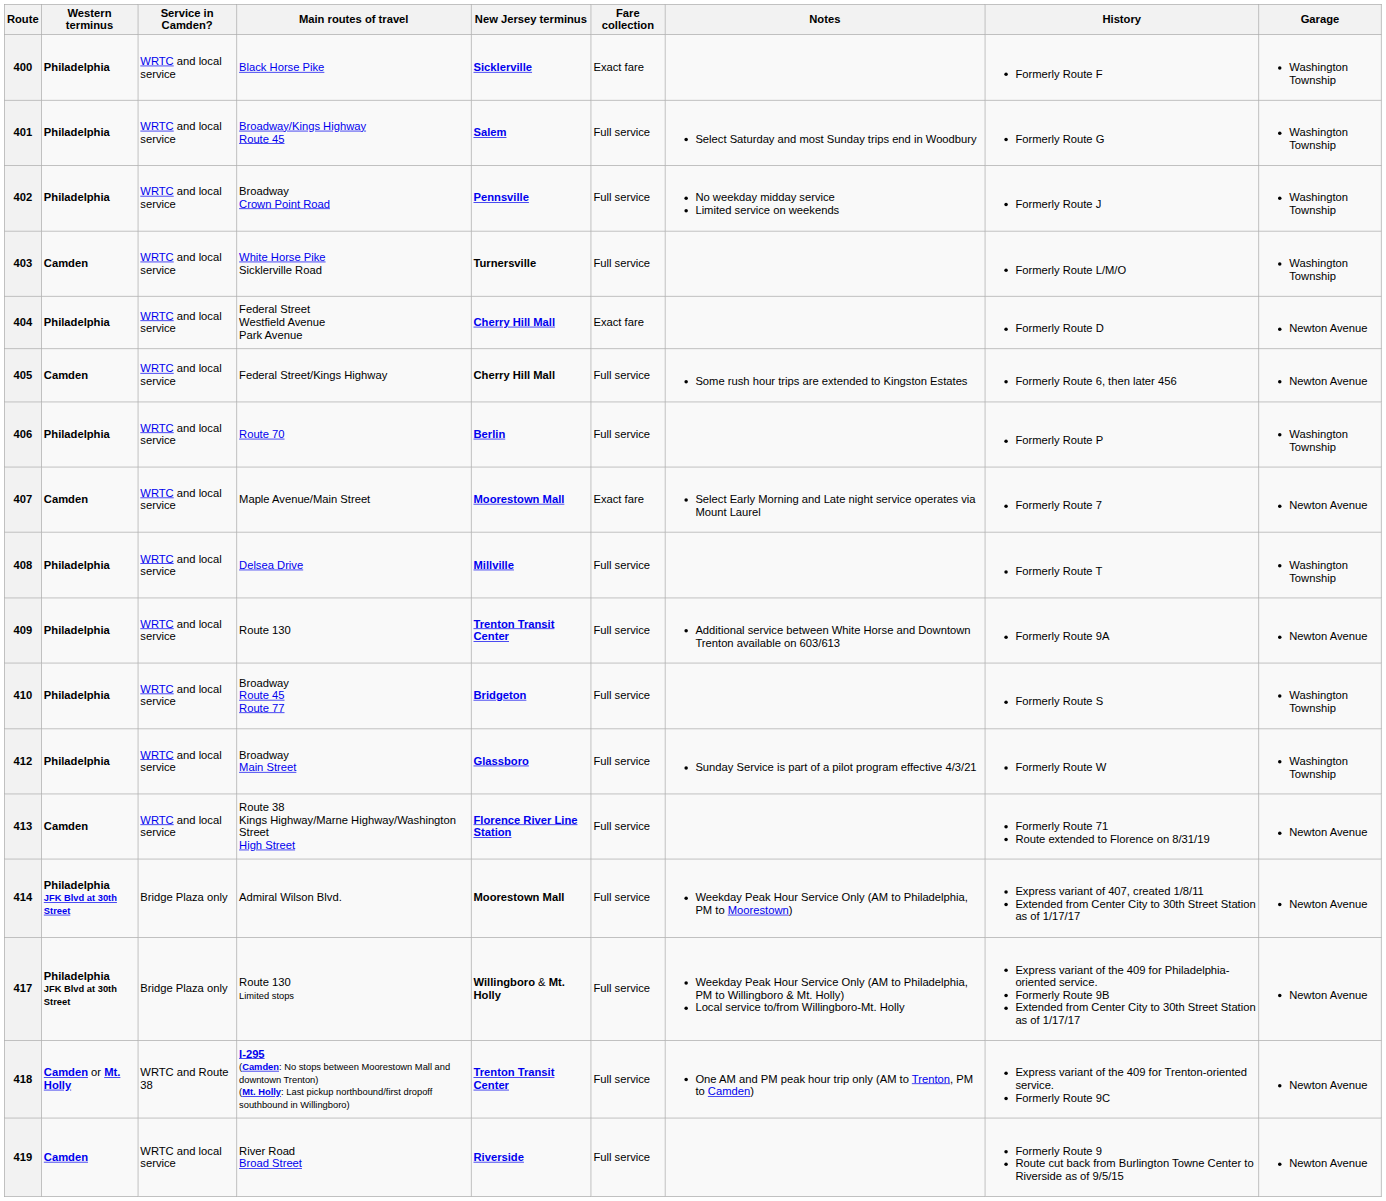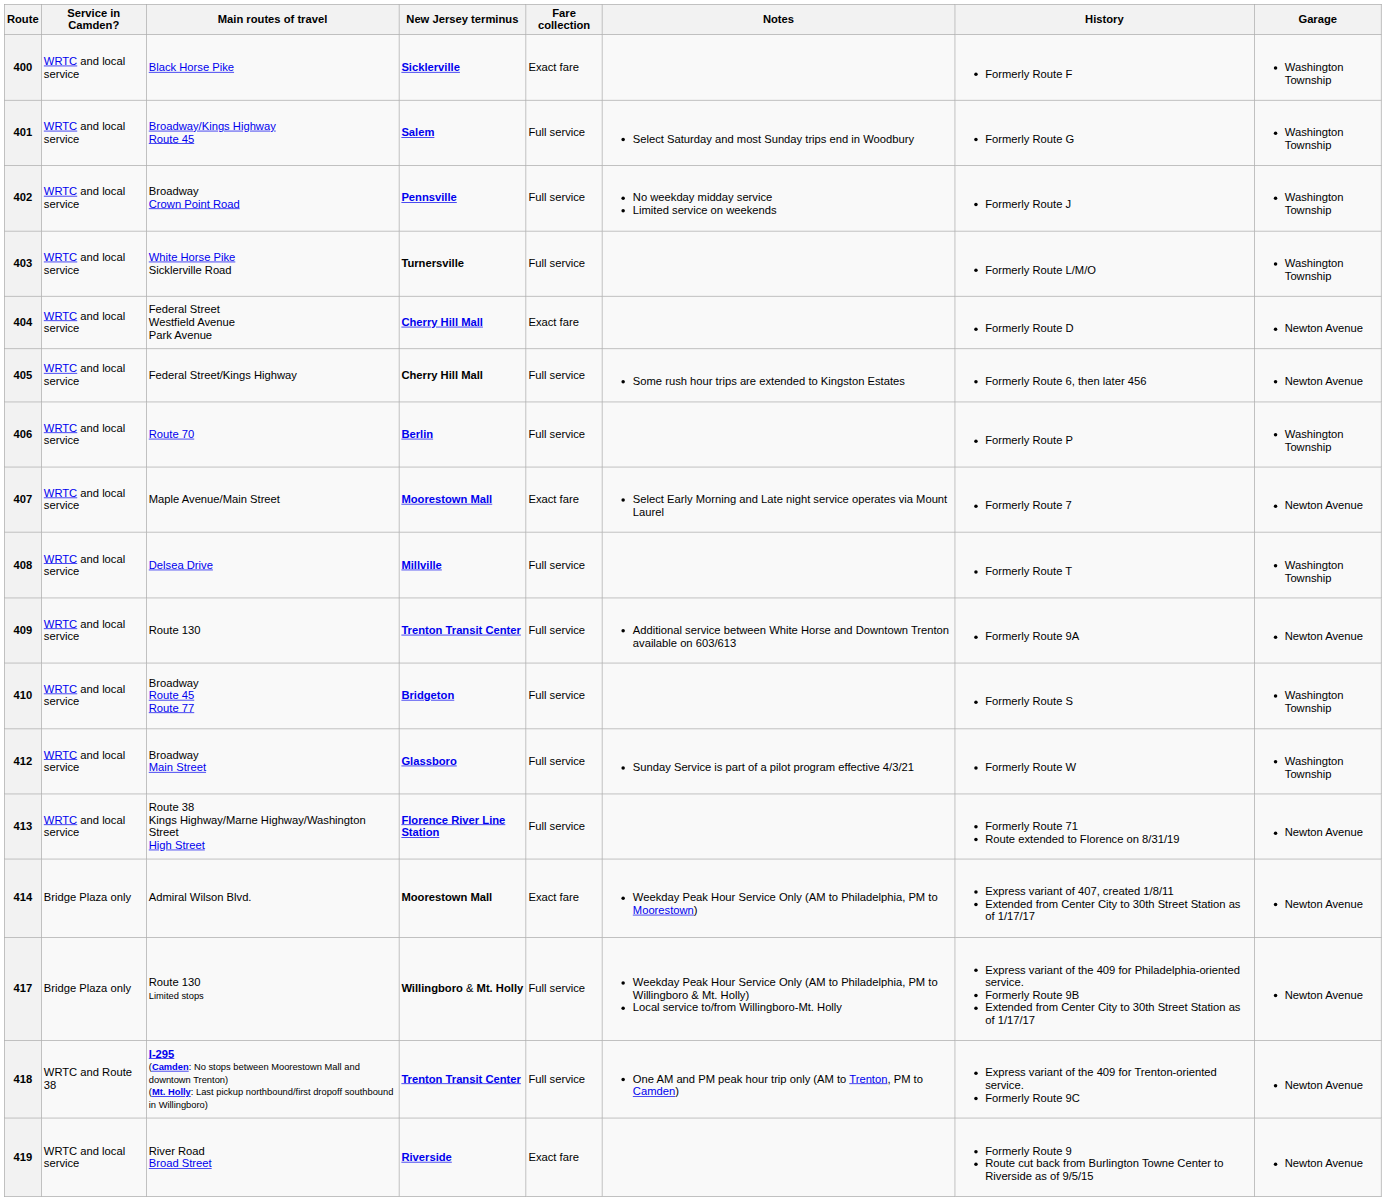- column: (89, 19)
(622, 898) Full service -> (554, 898) Exact fare
(622, 1157) Full service -> (554, 1157) Exact fare
